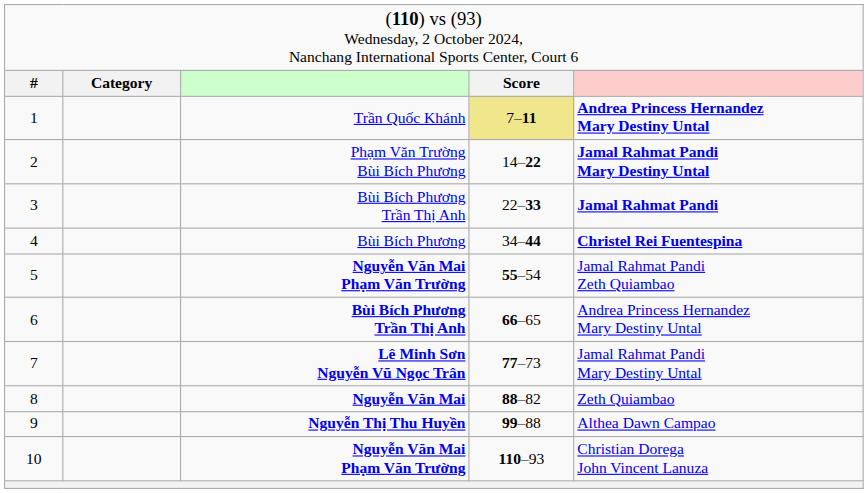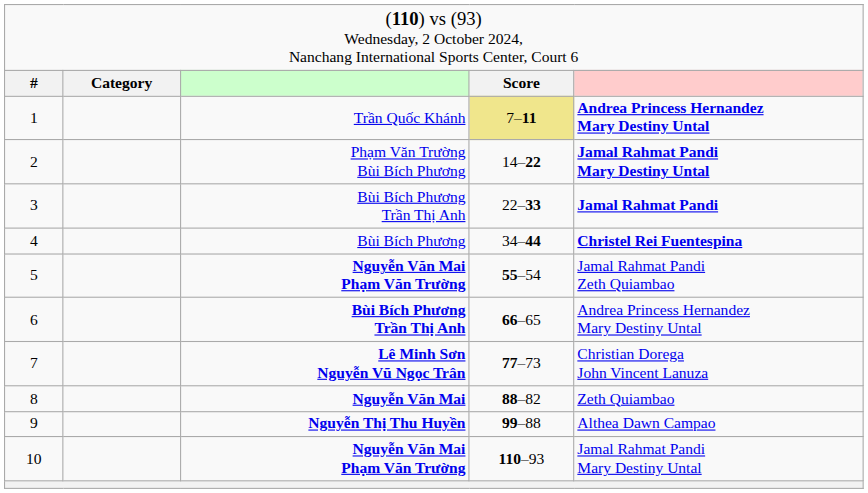(641, 363) Jamal Rahmat Pandi Mary Destiny Untal -> (643, 363) Christian Dorega John Vincent Lanuza
(643, 459) Christian Dorega John Vincent Lanuza -> (641, 459) Jamal Rahmat Pandi Mary Destiny Untal
